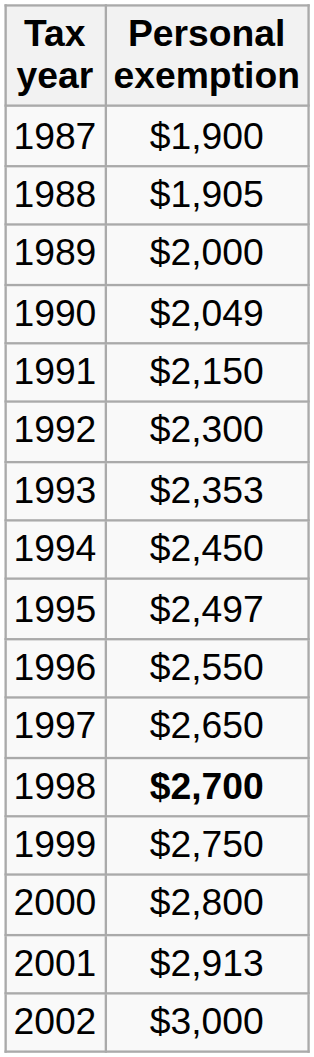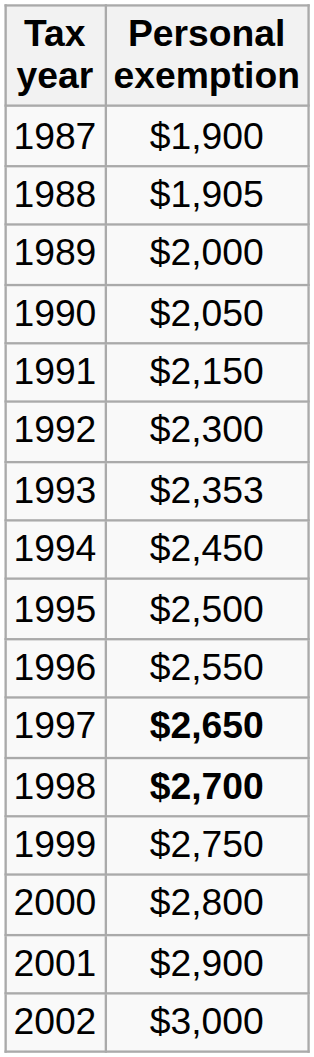(207, 312) $2,049 -> (207, 312) $2,050
(207, 608) $2,497 -> (207, 608) $2,500
(207, 726) normal -> (207, 726) bold
(207, 963) $2,913 -> (207, 963) $2,900
